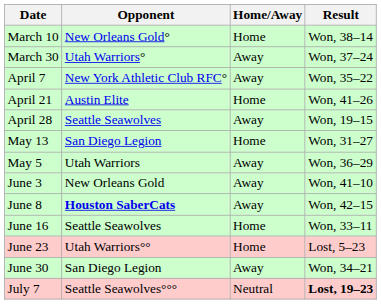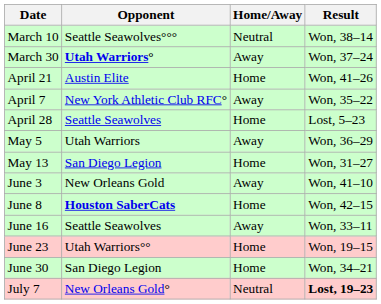(117, 36) New Orleans Gold° -> (121, 36) Seattle Seawolves°°°
(249, 36) Home -> (253, 36) Neutral
(105, 57) normal -> (109, 57) bold
rows swapped: (26, 78) <-> (30, 99)
(248, 120) Away -> (249, 120) Home
(341, 120) Won, 19–15 -> (337, 120) Lost, 5–23
rows swapped: (25, 162) <-> (28, 141)
(248, 204) Away -> (249, 204) Home
(249, 225) Home -> (248, 225) Away
(337, 246) Lost, 5–23 -> (341, 246) Won, 19–15
(248, 267) Away -> (249, 267) Home
(121, 288) Seattle Seawolves°°° -> (117, 288) New Orleans Gold°
